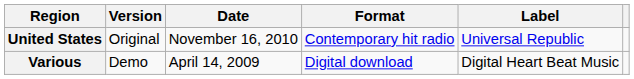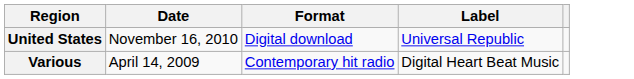- column: (135, 16)
(380, 39) Contemporary hit radio -> (299, 39) Digital download
(359, 62) Digital download -> (320, 62) Contemporary hit radio
